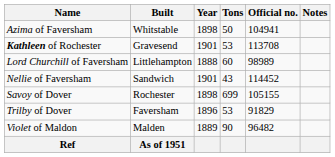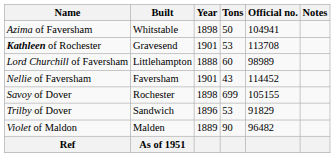(153, 78) Sandwich -> (156, 78) Faversham
(156, 111) Faversham -> (153, 111) Sandwich
